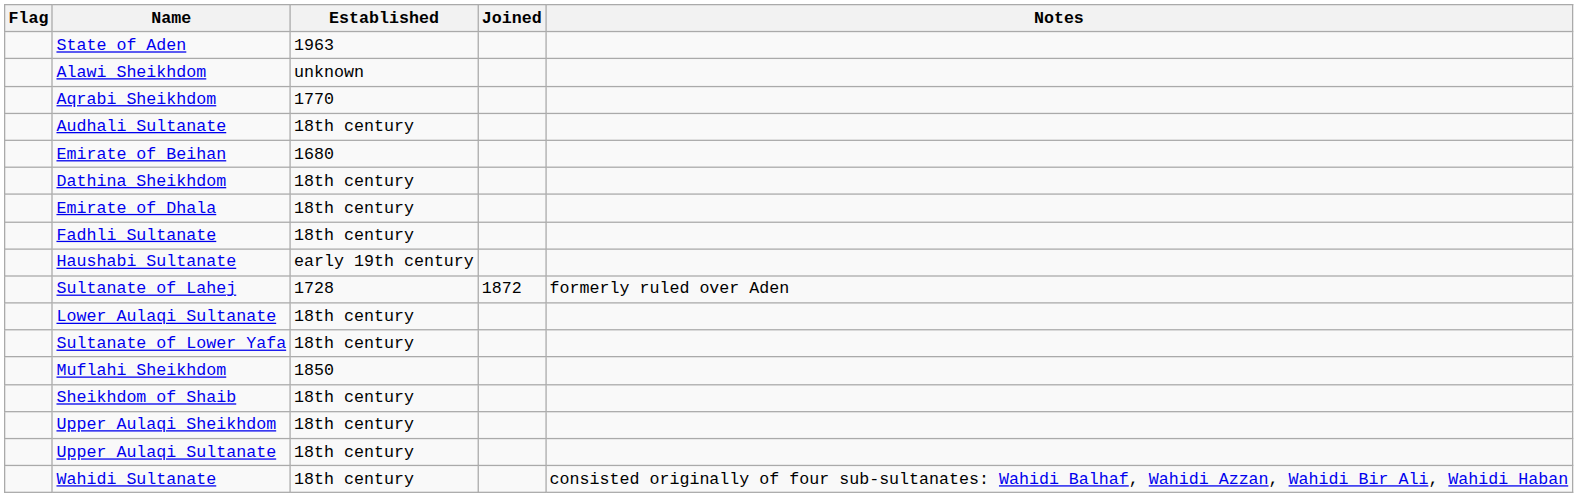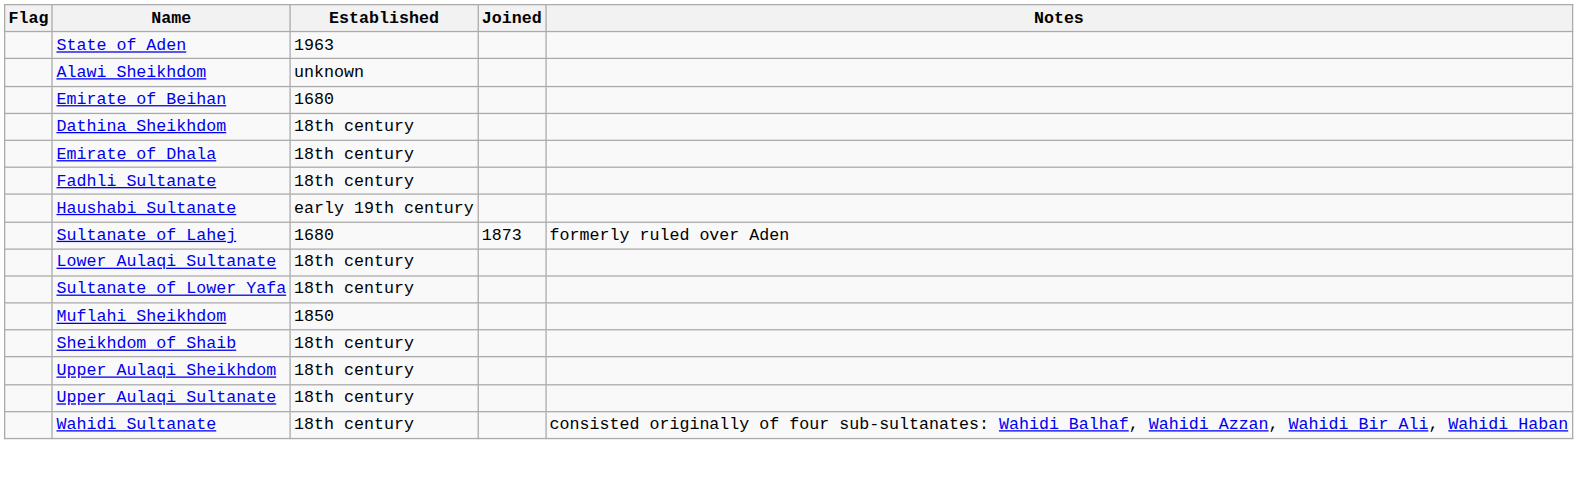- row: (136, 100)
- row: (141, 127)
(314, 289) 1728 -> (314, 235) 1680
(502, 289) 1872 -> (502, 235) 1873
